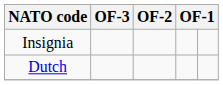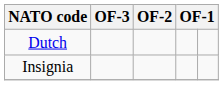rows swapped: (48, 42) <-> (48, 67)
